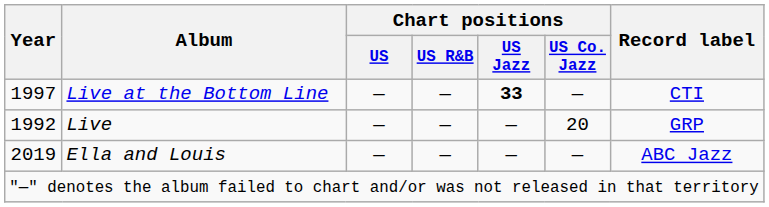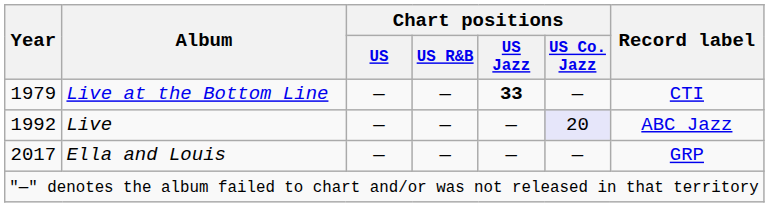(33, 94) 1997 -> (33, 94) 1979
(577, 125) no background -> (577, 125) lavender background
(687, 125) GRP -> (687, 125) ABC Jazz
(33, 156) 2019 -> (33, 156) 2017
(687, 156) ABC Jazz -> (687, 156) GRP
